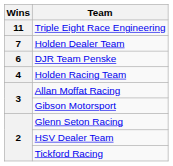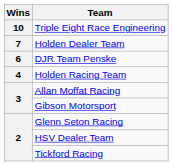(18, 28) 11 -> (18, 28) 10
